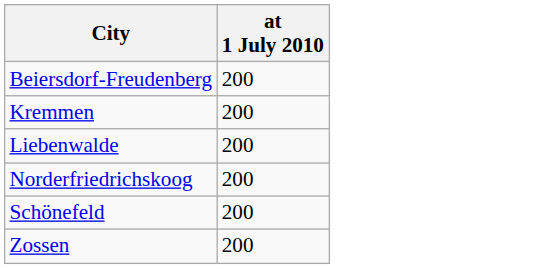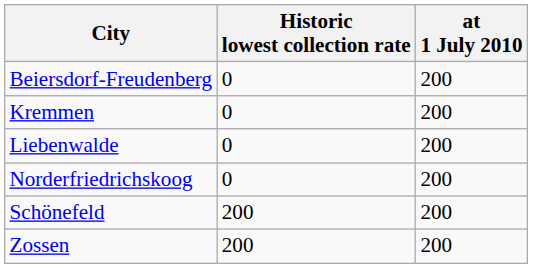+ column: (316, 33)
